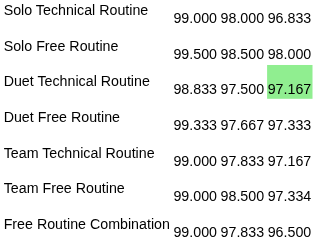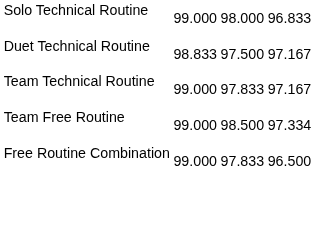- row: (61, 46)
(289, 89) lightgreen background -> (289, 54) no background
- row: (62, 117)
